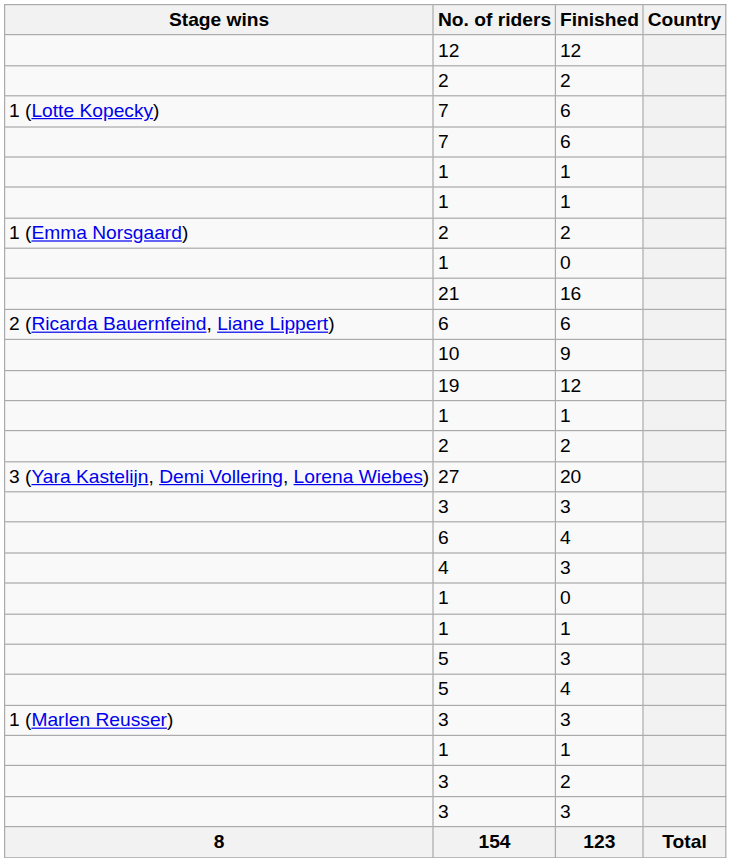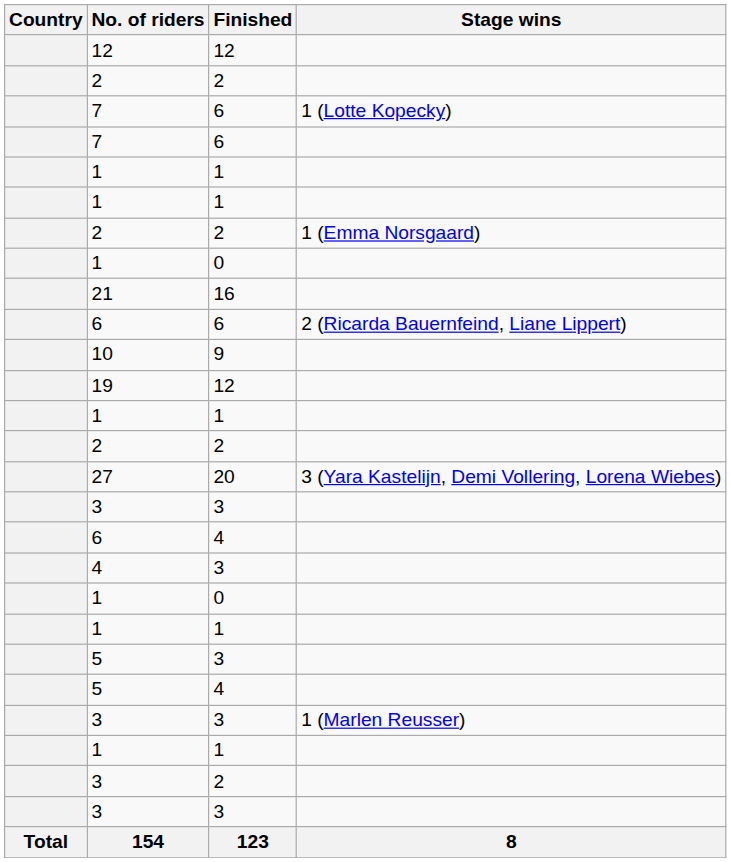columns swapped: (685, 19) <-> (219, 19)
